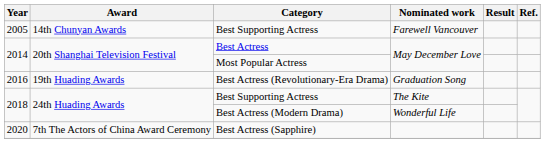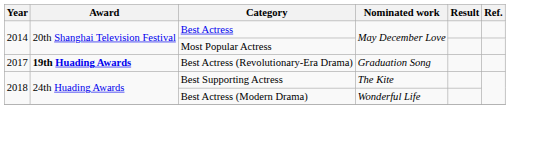- row: (267, 29)
(17, 79) 2016 -> (17, 63) 2017
(79, 79) normal -> (82, 63) bold
- row: (266, 130)
